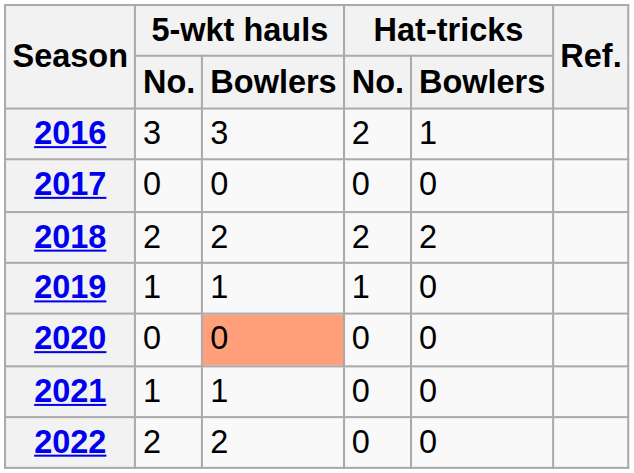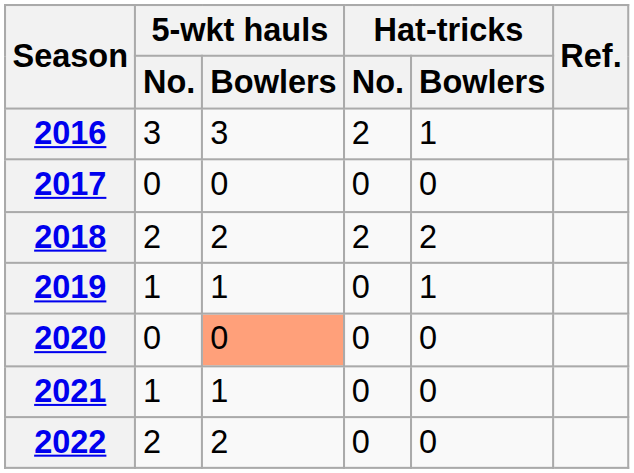(361, 287) 1 -> (361, 287) 0
(428, 287) 0 -> (428, 287) 1
